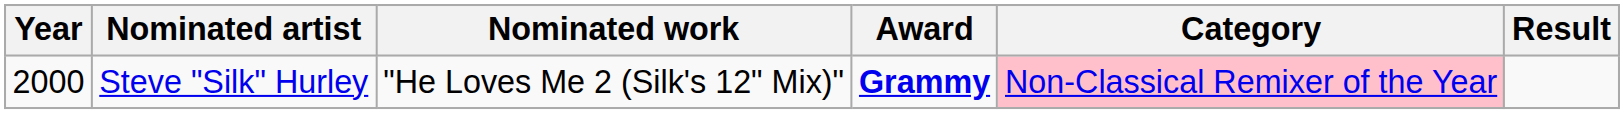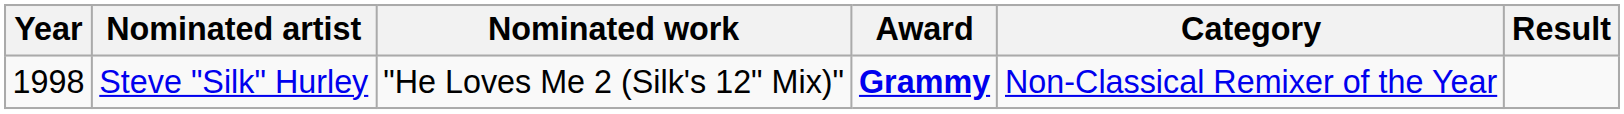(48, 81) 2000 -> (48, 81) 1998
(1251, 81) pink background -> (1251, 81) no background
